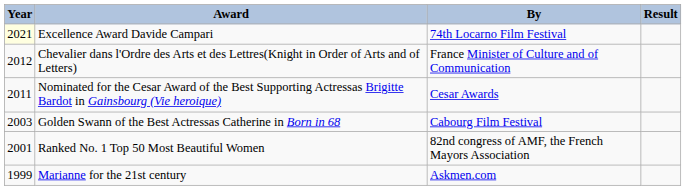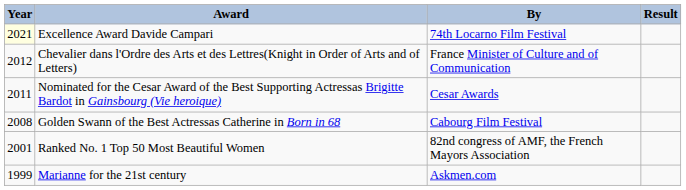(20, 121) 2003 -> (20, 121) 2008
